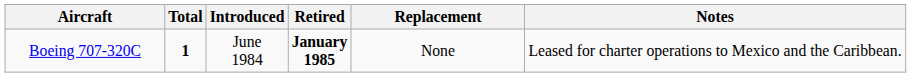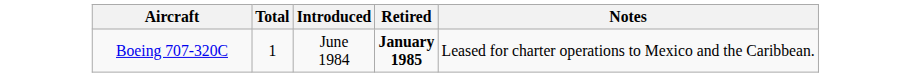- column: (438, 16)
(185, 50) bold -> (272, 50) normal
